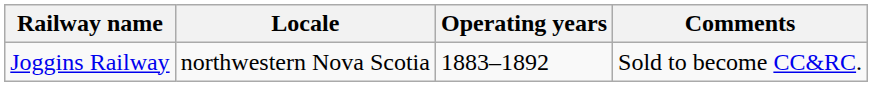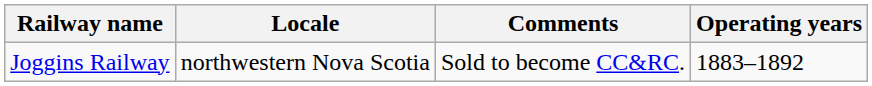columns swapped: (524, 23) <-> (740, 23)
